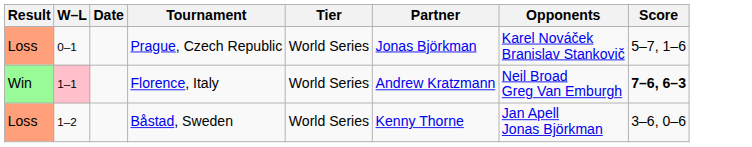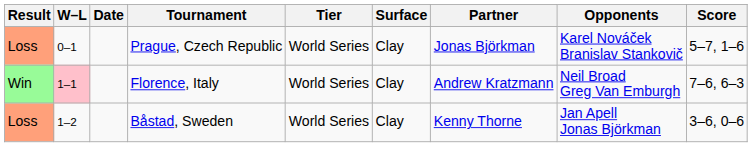+ column: (401, 15)
(659, 84) bold -> (717, 84) normal
